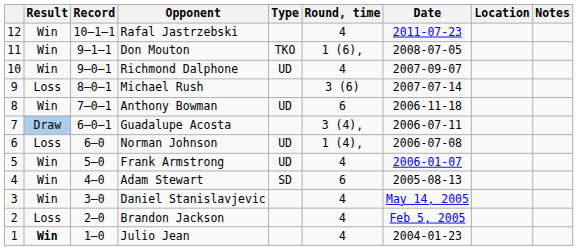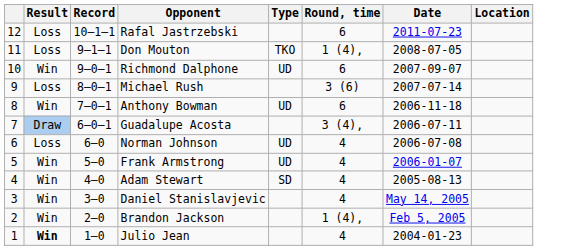- column: (553, 14)
(47, 33) Win -> (47, 33) Loss
(342, 33) 4 -> (342, 33) 6
(47, 51) Win -> (47, 51) Loss
(342, 51) 1 (6), -> (342, 51) 1 (4),
(342, 70) 4 -> (342, 70) 6
(342, 144) 1 (4), -> (342, 144) 4
(342, 181) 6 -> (342, 181) 4
(47, 218) Loss -> (47, 218) Win
(342, 218) 4 -> (342, 218) 1 (4),
